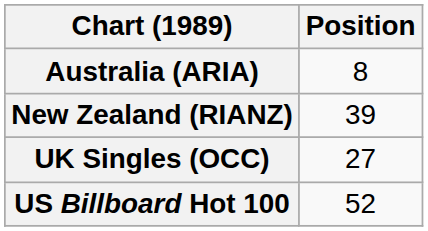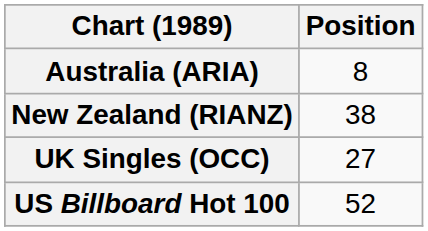(361, 114) 39 -> (361, 114) 38
